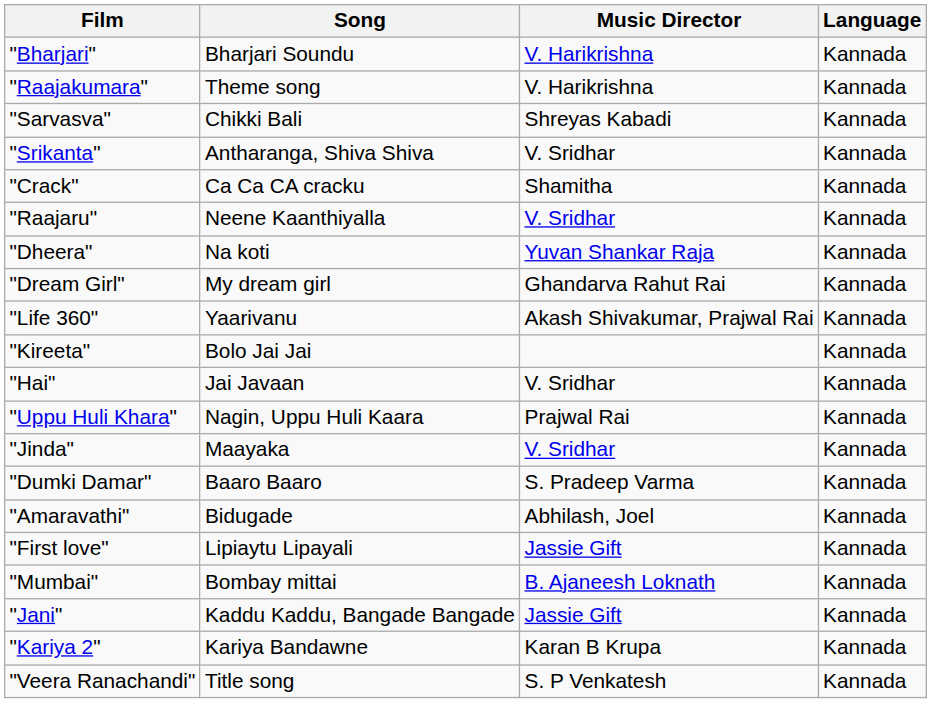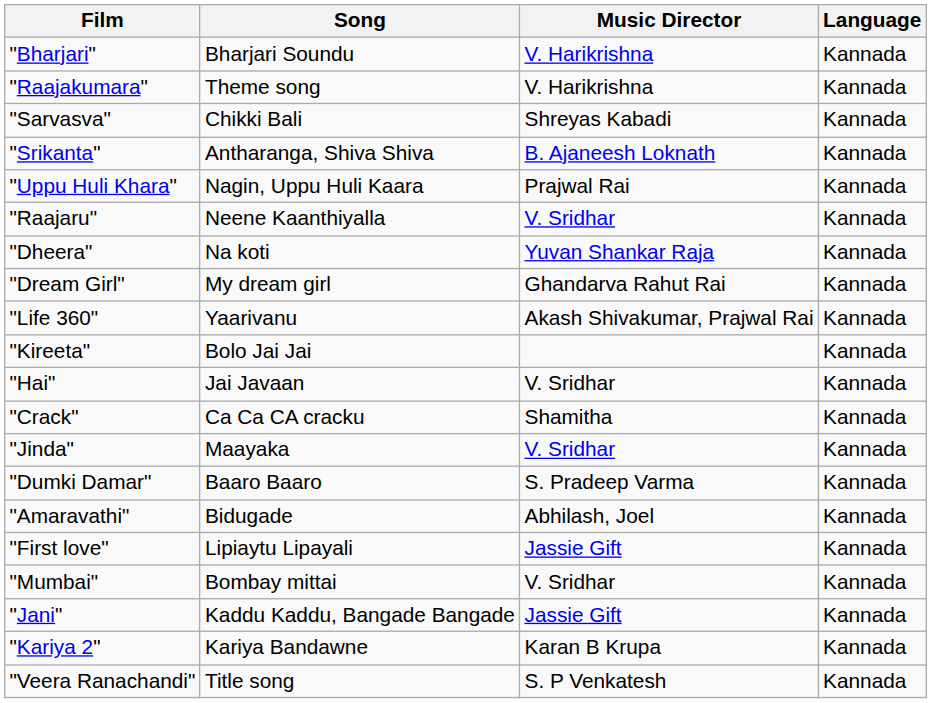(570, 152) V. Sridhar -> (620, 152) B. Ajaneesh Loknath
rows swapped: (93, 416) <-> (44, 185)
(620, 581) B. Ajaneesh Loknath -> (570, 581) V. Sridhar
